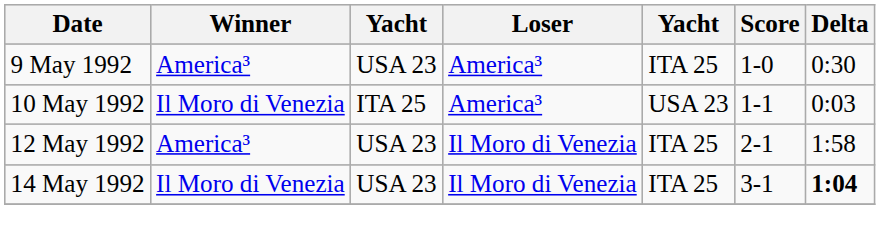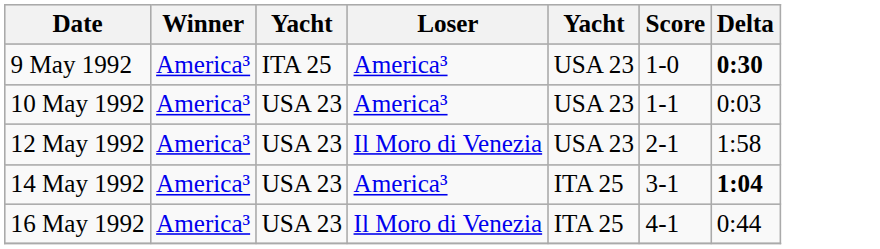(396, 64) USA 23 -> (297, 64) ITA 25
(683, 64) ITA 25 -> (594, 64) USA 23
(834, 64) normal -> (740, 64) bold
(250, 104) Il Moro di Venezia -> (203, 104) America³
(391, 104) ITA 25 -> (302, 104) USA 23
(683, 143) ITA 25 -> (594, 143) USA 23
(250, 183) Il Moro di Venezia -> (203, 183) America³
(542, 183) Il Moro di Venezia -> (401, 183) America³
+ row: (78, 223)
